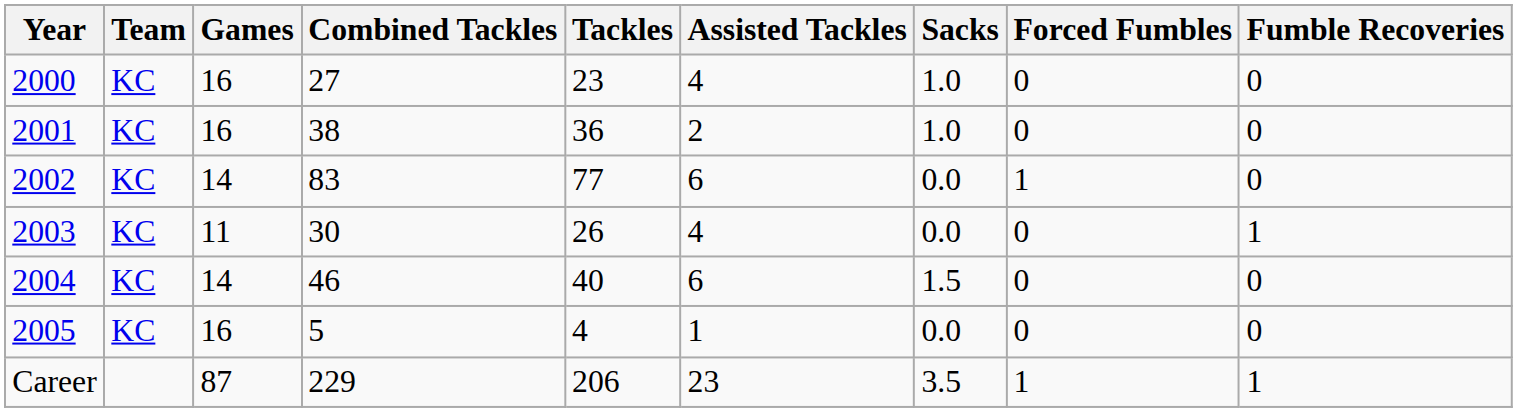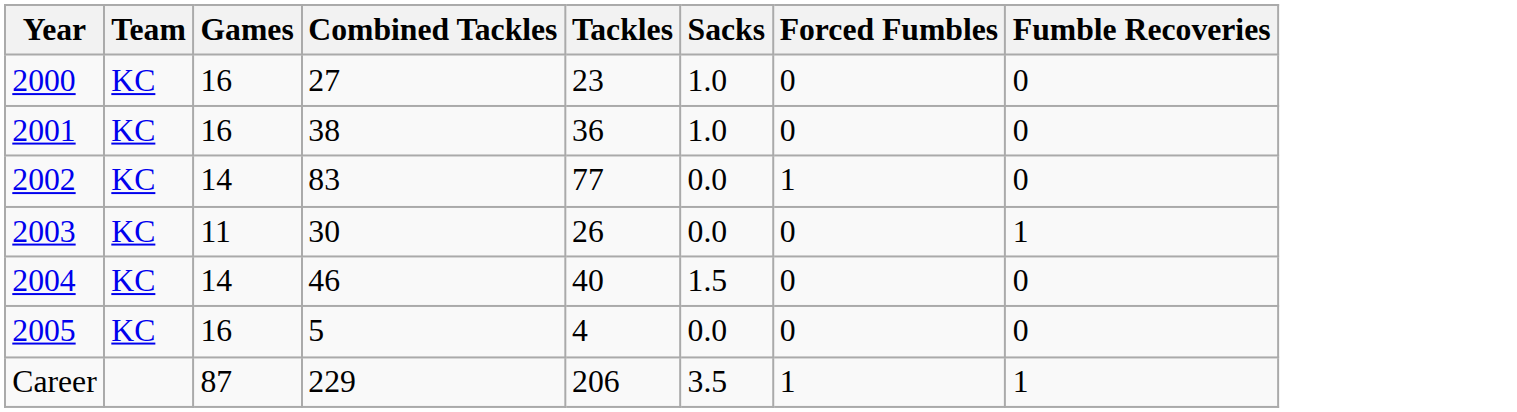- column: (797, 29)
